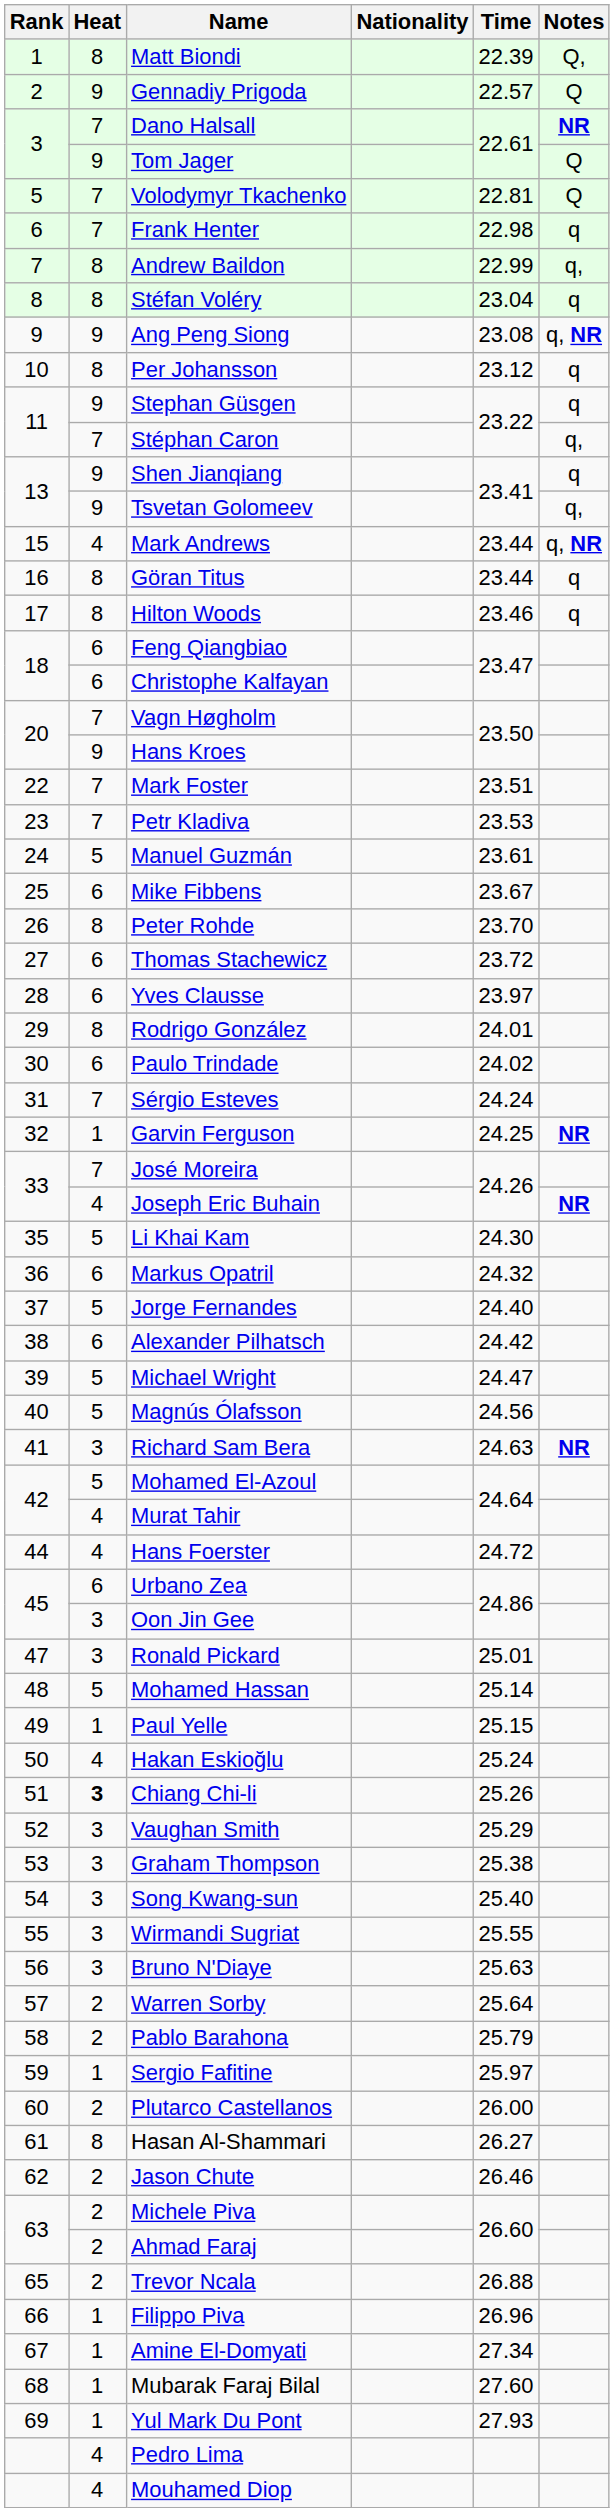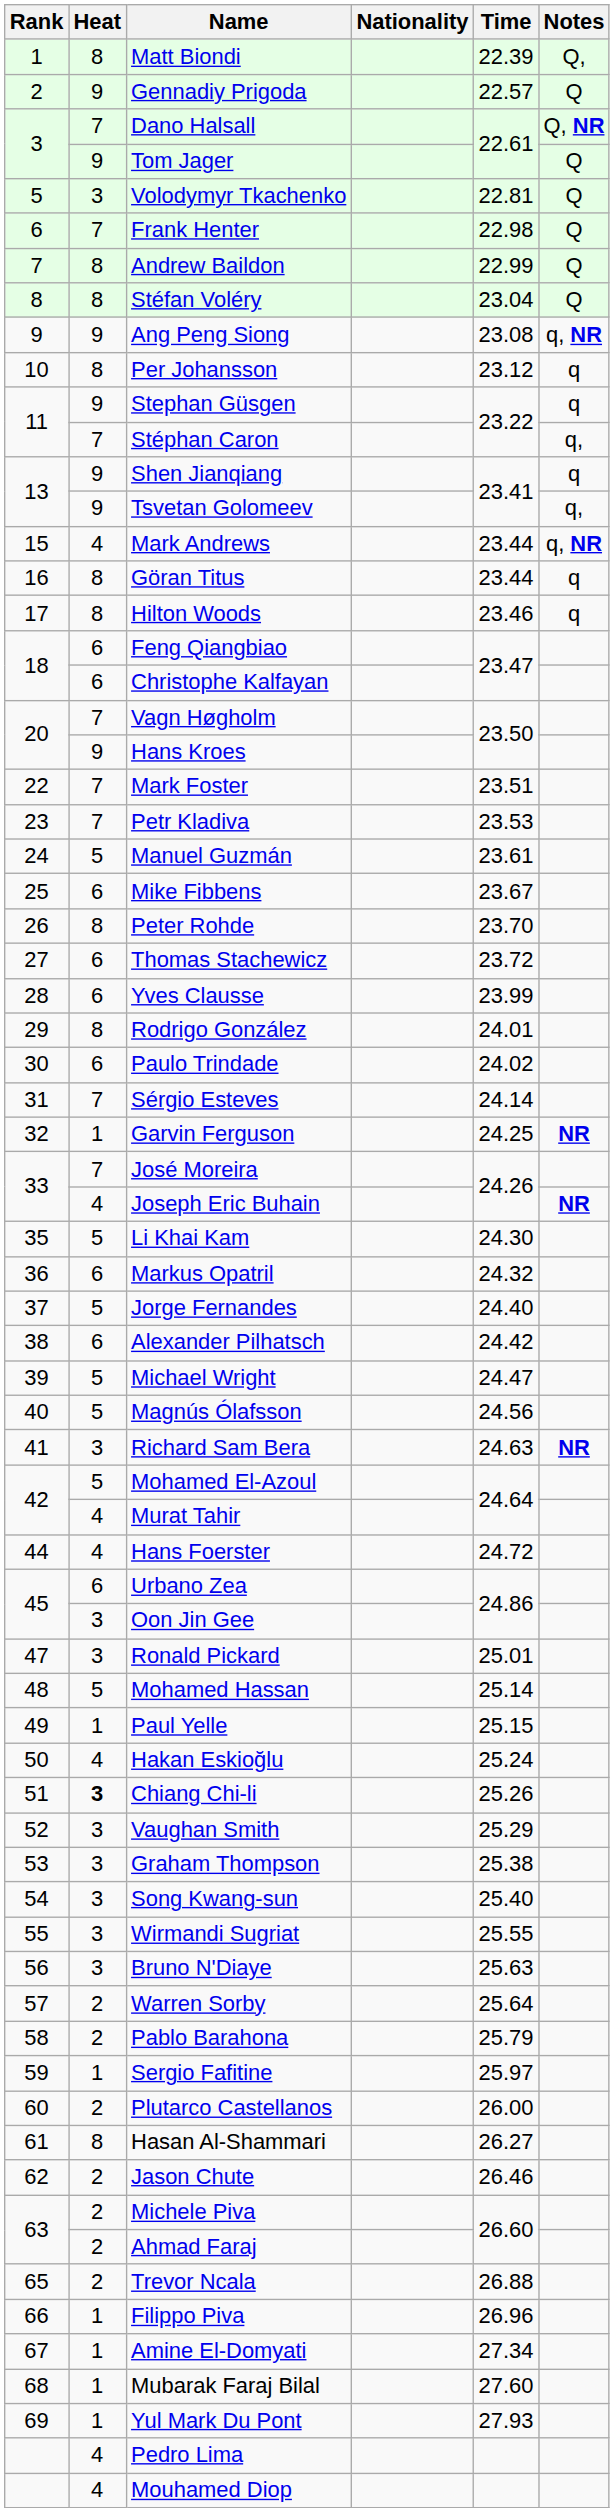(574, 126) NR -> (574, 126) Q, NR
(97, 195) 7 -> (97, 195) 3
(574, 230) q -> (574, 230) Q
(574, 265) q, -> (574, 265) Q
(574, 299) q -> (574, 299) Q
(506, 995) 23.97 -> (506, 995) 23.99
(506, 1099) 24.24 -> (506, 1099) 24.14
